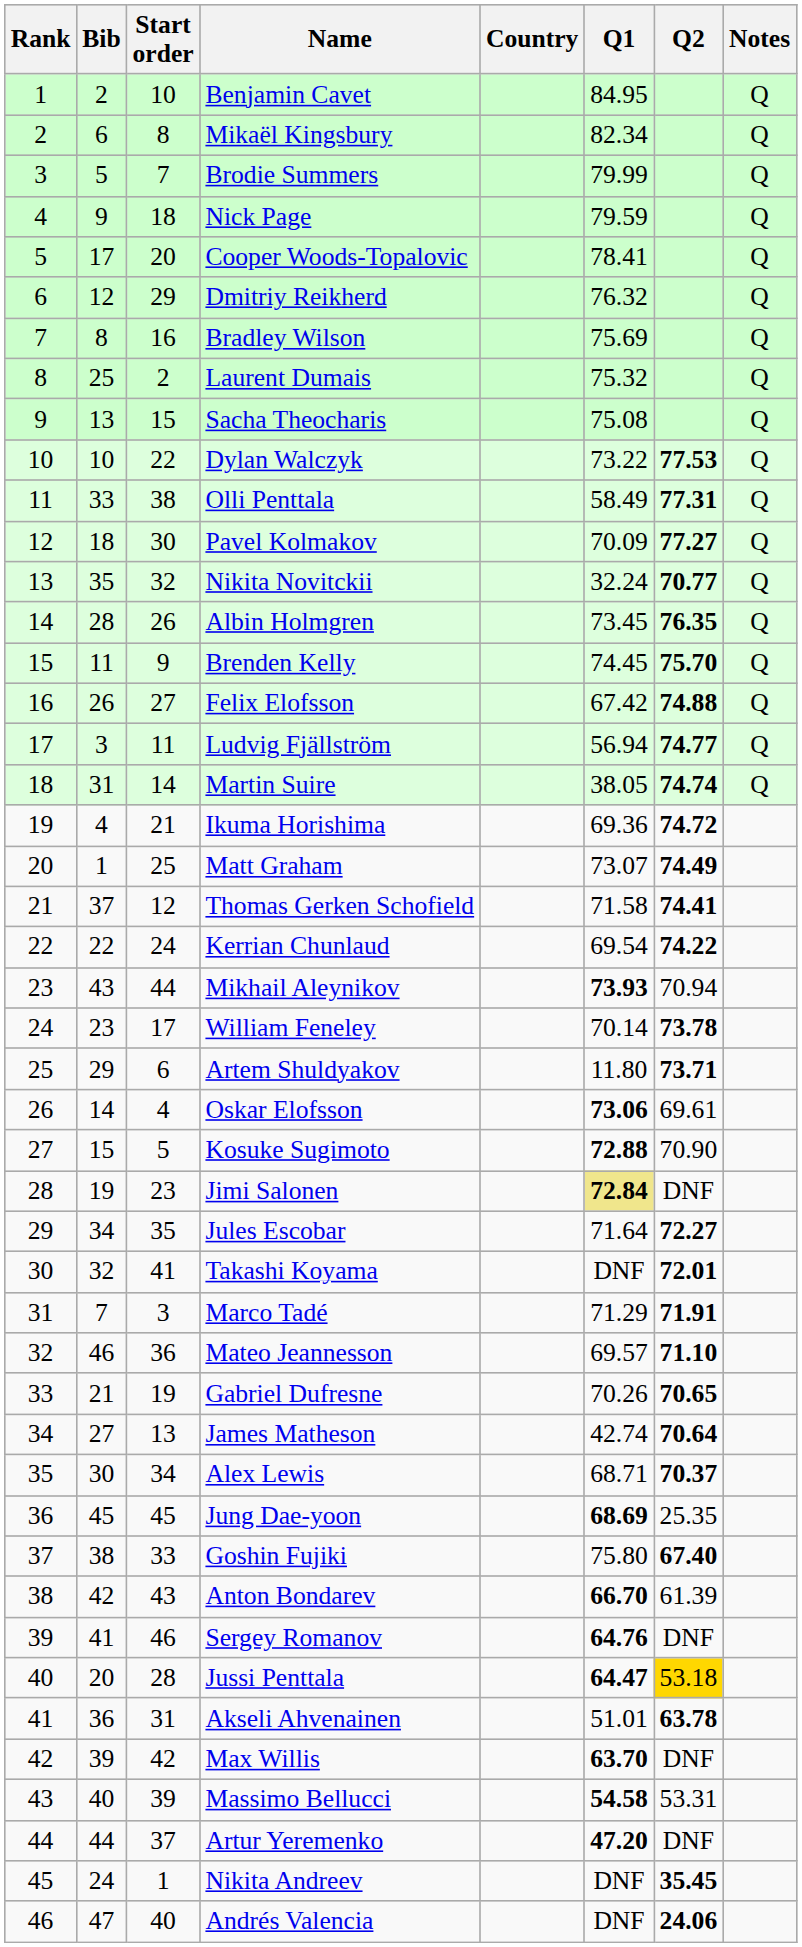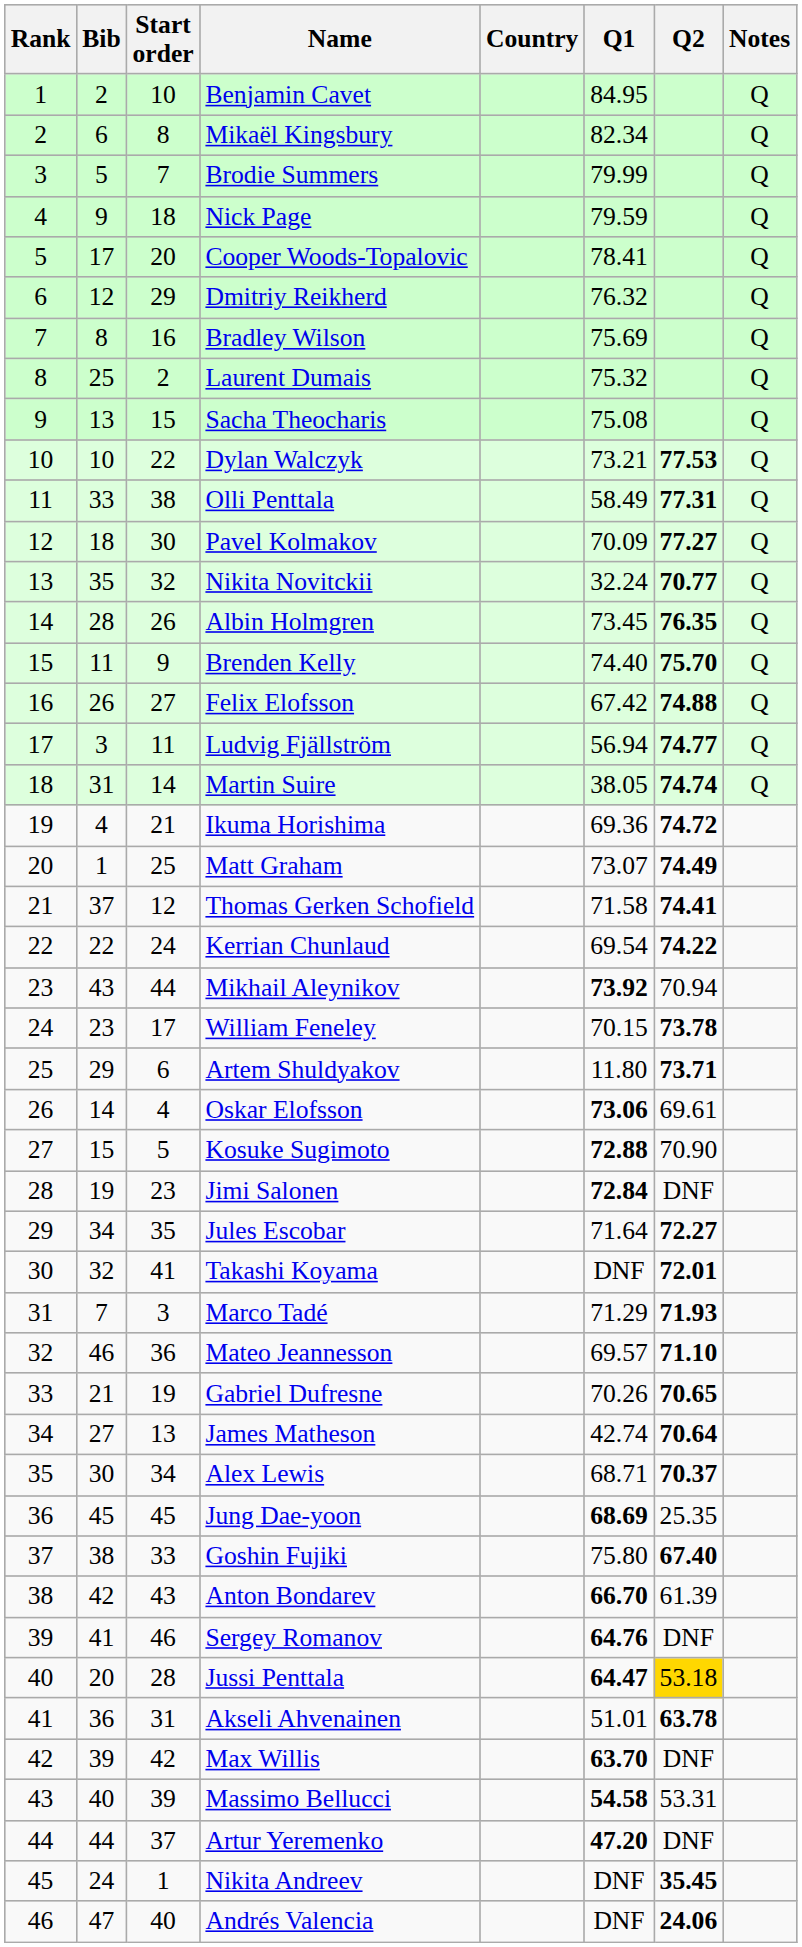(619, 459) 73.22 -> (619, 459) 73.21
(619, 662) 74.45 -> (619, 662) 74.40
(619, 987) 73.93 -> (619, 987) 73.92
(619, 1028) 70.14 -> (619, 1028) 70.15
(619, 1190) khaki background -> (619, 1190) no background
(688, 1312) 71.91 -> (688, 1312) 71.93
